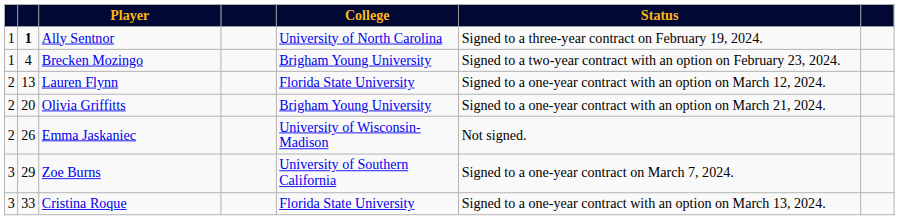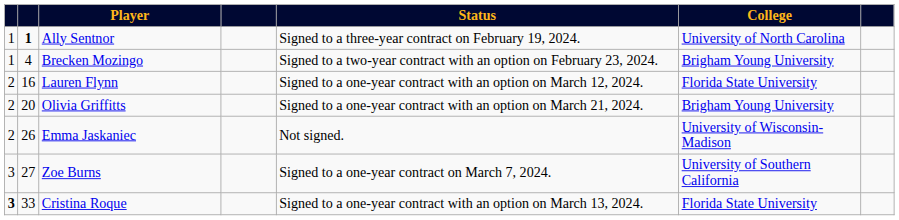columns swapped: (367, 15) <-> (660, 15)
(28, 82) 13 -> (28, 82) 16
(28, 173) 29 -> (28, 173) 27
(11, 203) normal -> (11, 203) bold
